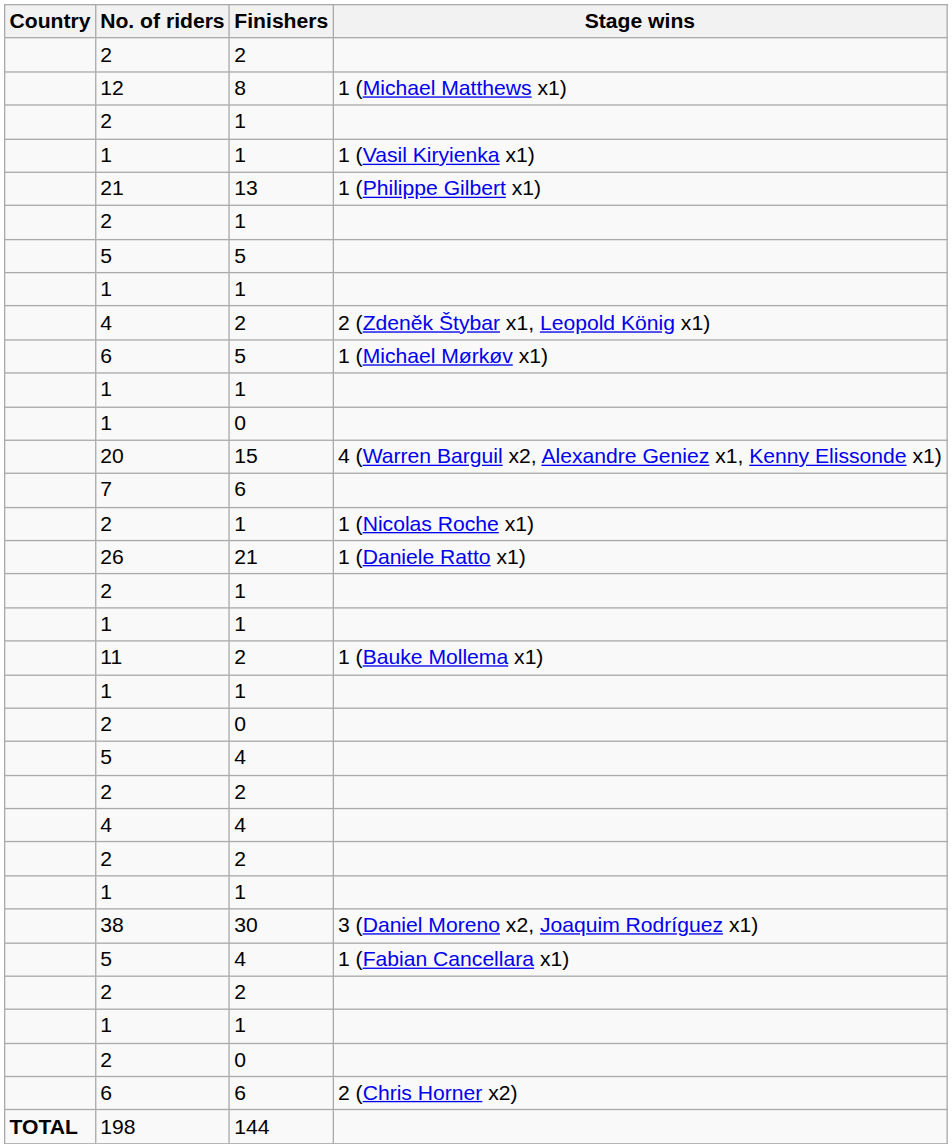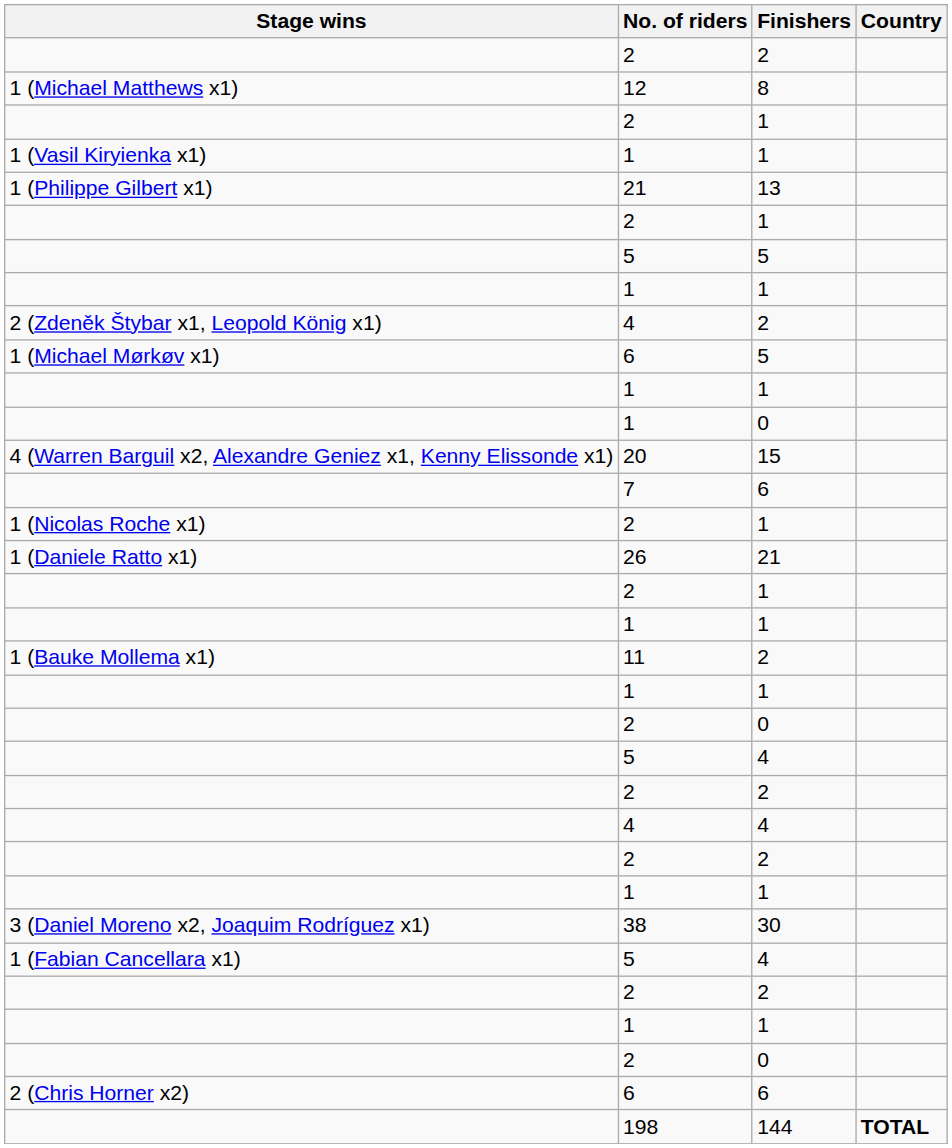columns swapped: (50, 21) <-> (640, 21)
